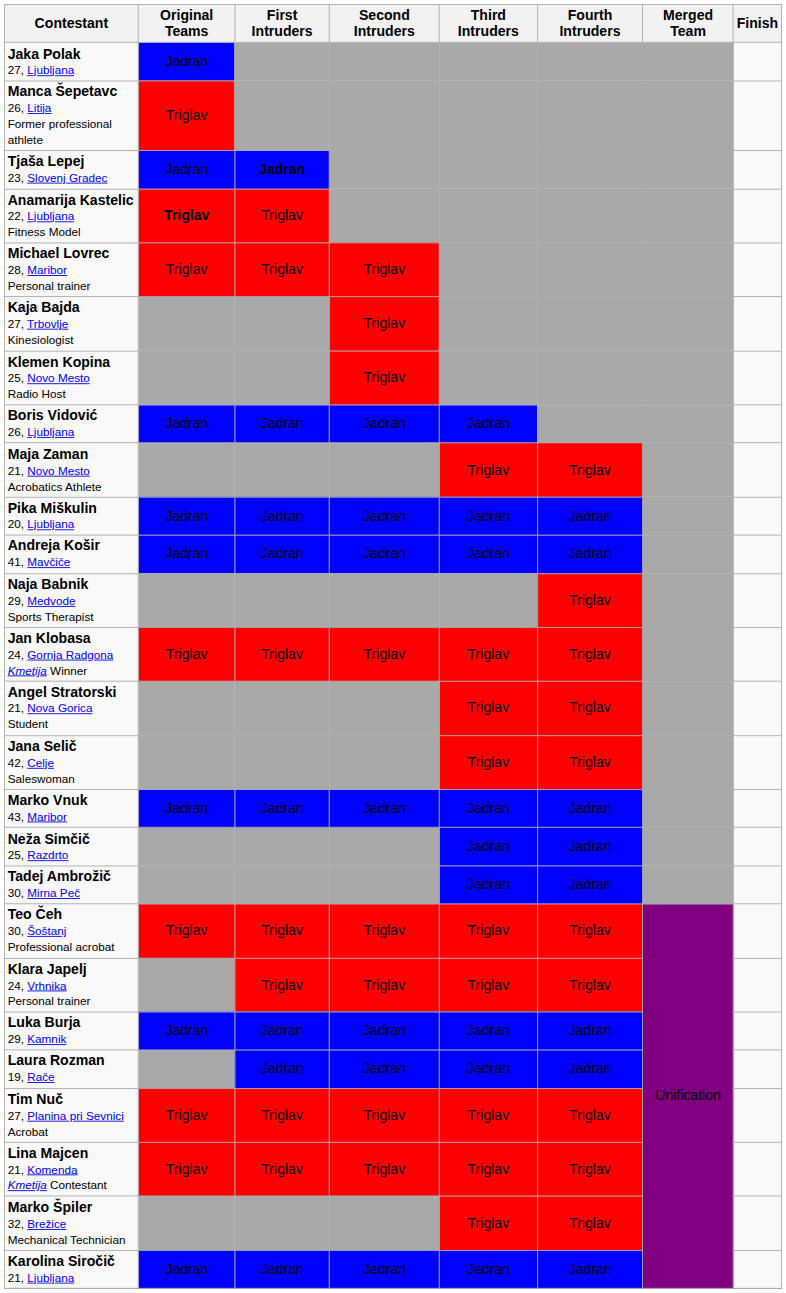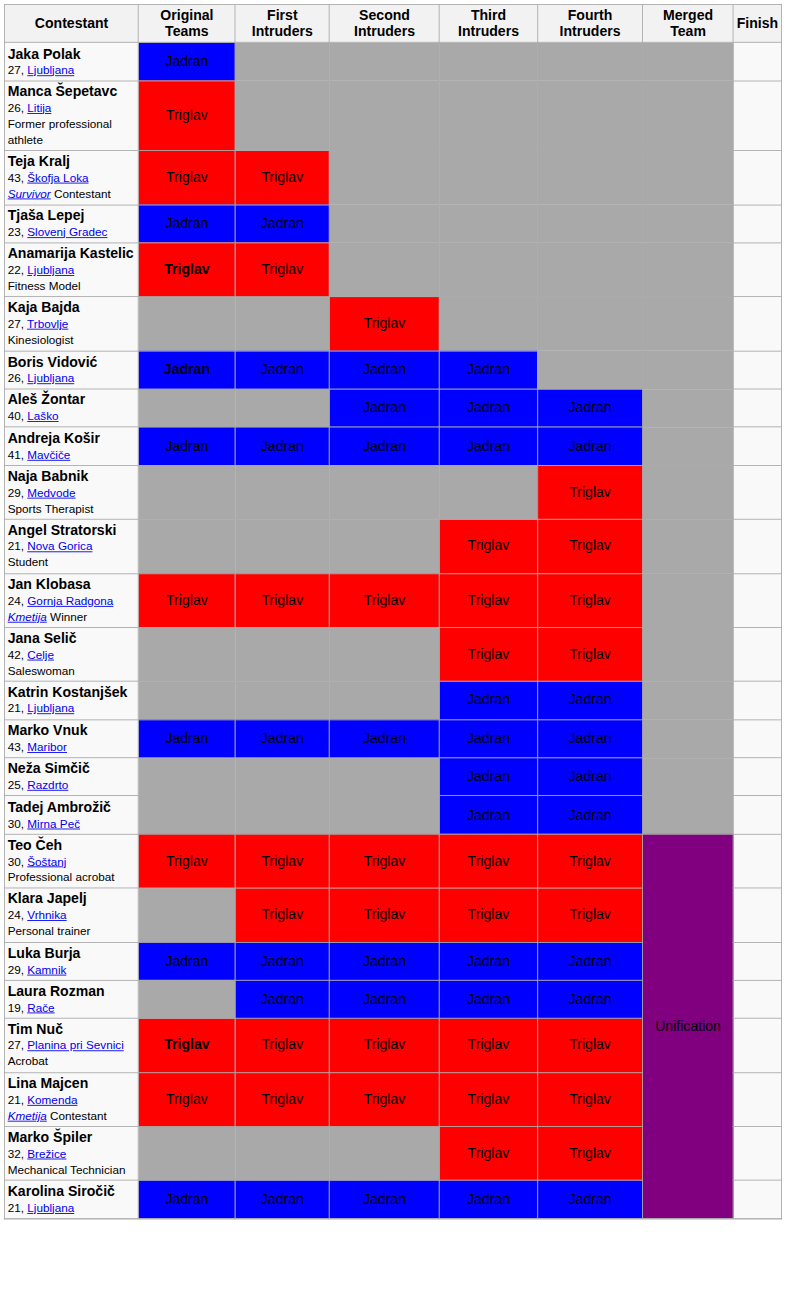+ row: (59, 177)
(282, 169) bold -> (282, 223) normal
- row: (59, 269)
- row: (59, 377)
(187, 423) normal -> (187, 369) bold
- row: (55, 470)
- row: (52, 516)
+ row: (46, 408)
rows swapped: (62, 708) <-> (61, 654)
+ row: (68, 700)
(187, 1115) normal -> (187, 1045) bold
